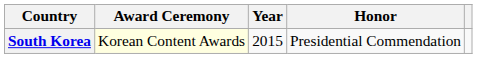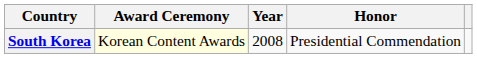(268, 41) 2015 -> (268, 41) 2008
